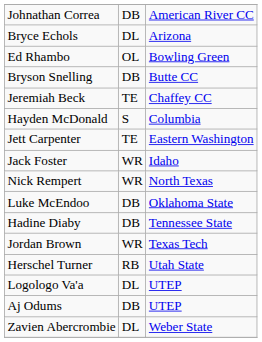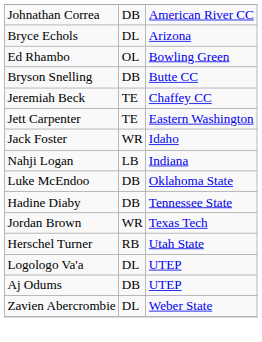- row: (58, 118)
+ row: (40, 160)
- row: (44, 181)
